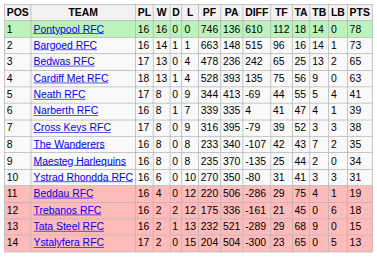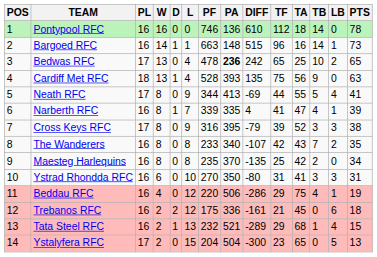(232, 62) normal -> (232, 62) bold
(318, 62) 13 -> (318, 62) 10
(300, 161) 44 -> (300, 161) 42
(315, 227) 9 -> (315, 227) 1
(334, 227) 0 -> (334, 227) 4
